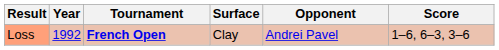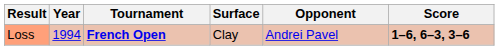(67, 34) 1992 -> (67, 34) 1994
(431, 34) normal -> (431, 34) bold
